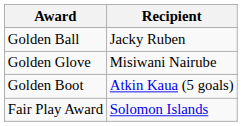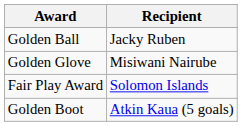rows swapped: (46, 86) <-> (55, 109)
